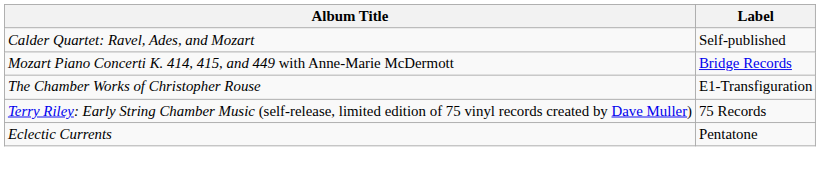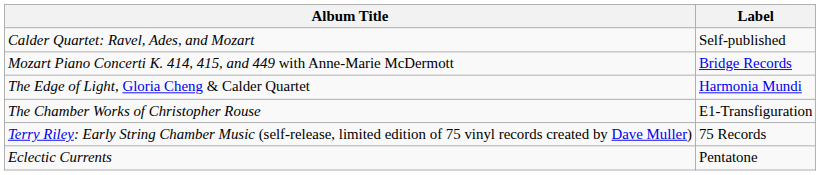+ row: (159, 87)
